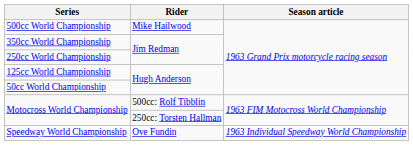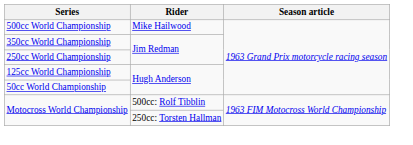- row: (67, 132)
